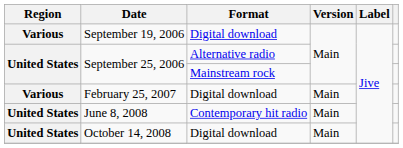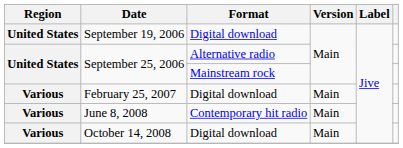(43, 34) Various -> (43, 34) United States
(43, 113) United States -> (43, 113) Various
(43, 133) United States -> (43, 133) Various
